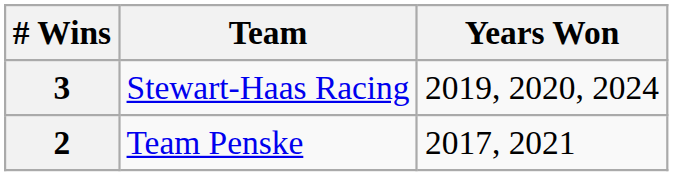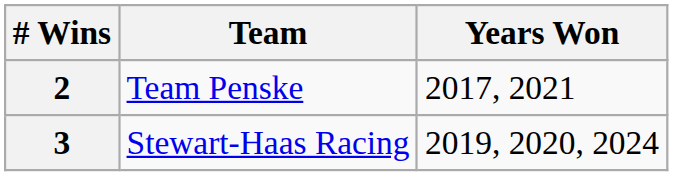rows swapped: (62, 87) <-> (62, 142)
